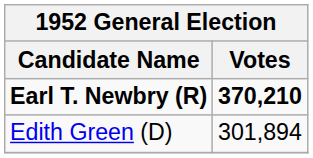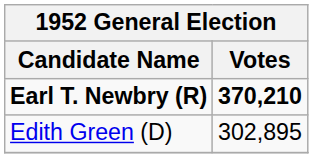(260, 133) 301,894 -> (260, 133) 302,895
